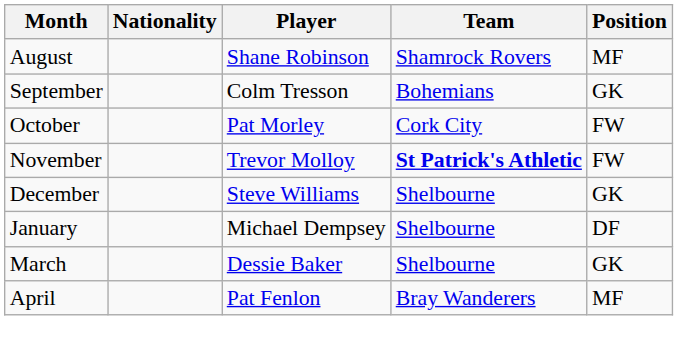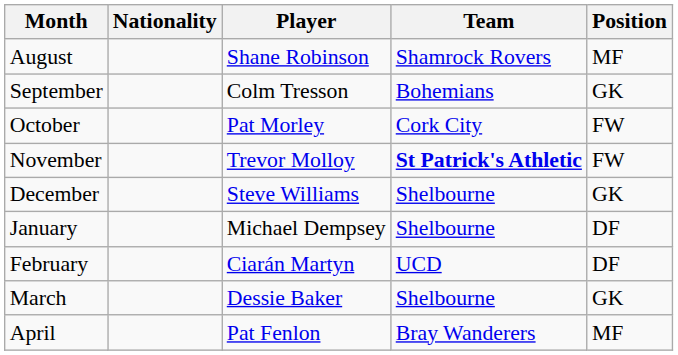+ row: (49, 263)
